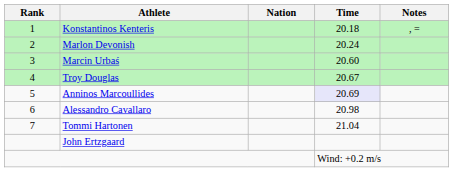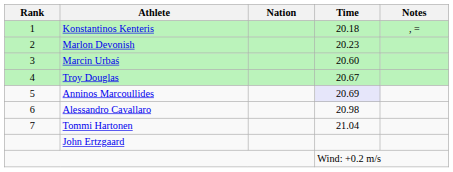(347, 45) 20.24 -> (347, 45) 20.23
